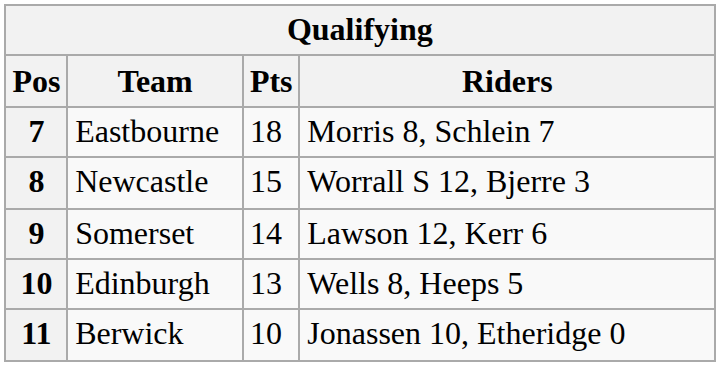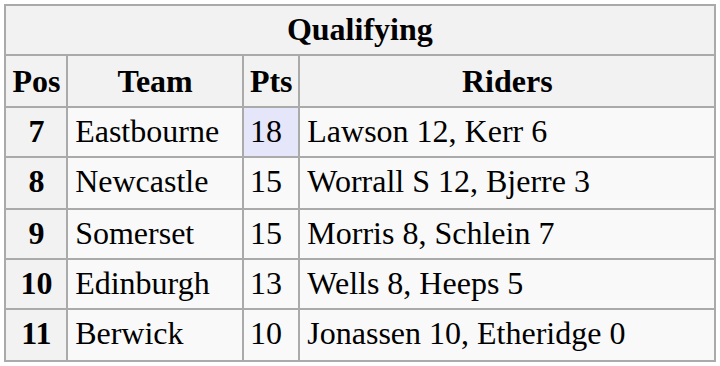(266, 131) no background -> (266, 131) lavender background
(431, 131) Morris 8, Schlein 7 -> (427, 131) Lawson 12, Kerr 6
(266, 232) 14 -> (266, 232) 15
(427, 232) Lawson 12, Kerr 6 -> (431, 232) Morris 8, Schlein 7
